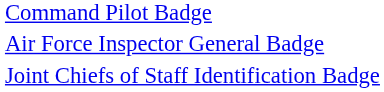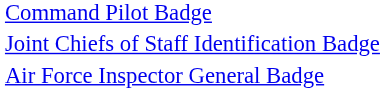rows swapped: (165, 44) <-> (192, 75)
